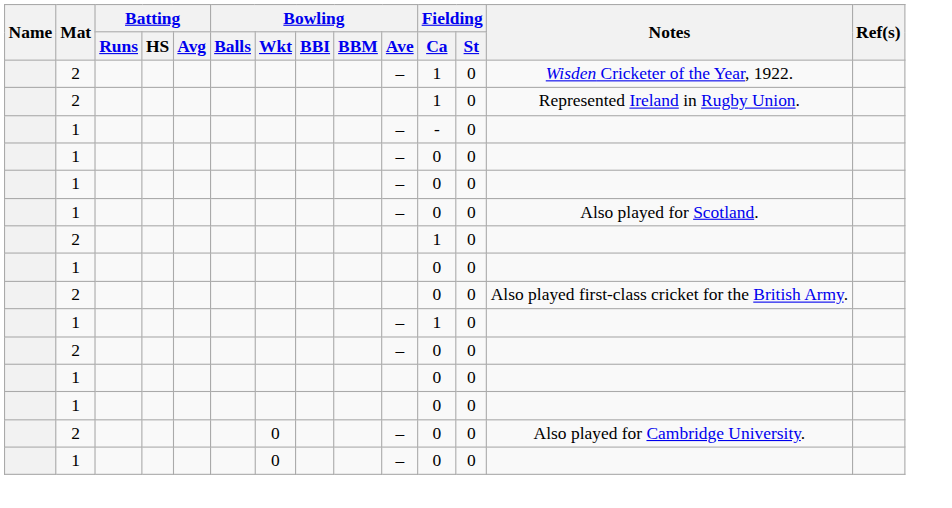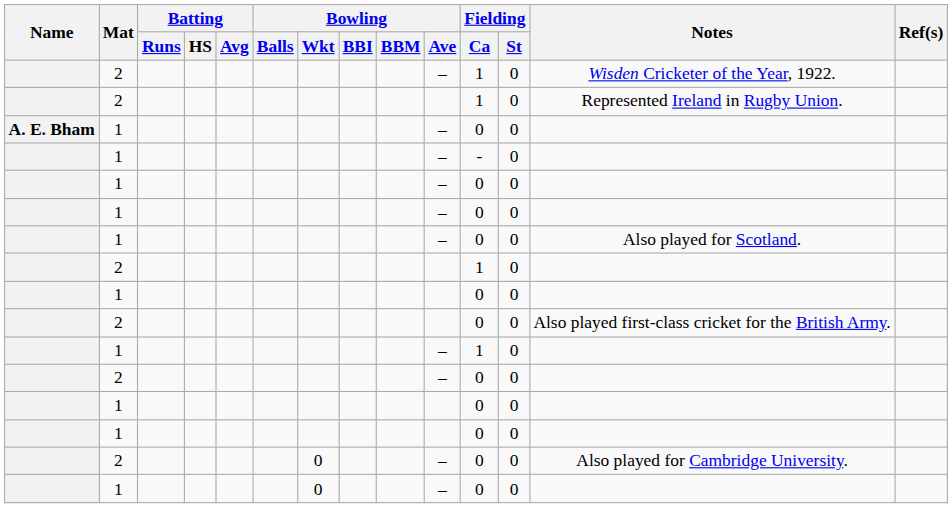+ row: (52, 128)
